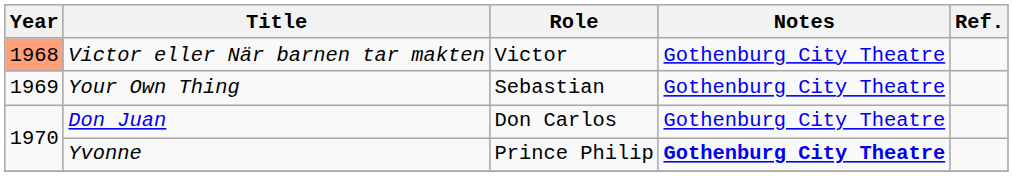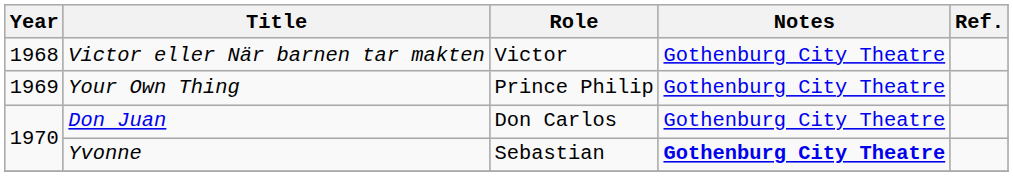(34, 55) lightsalmon background -> (34, 55) no background
(550, 88) Sebastian -> (574, 88) Prince Philip
(574, 154) Prince Philip -> (550, 154) Sebastian
